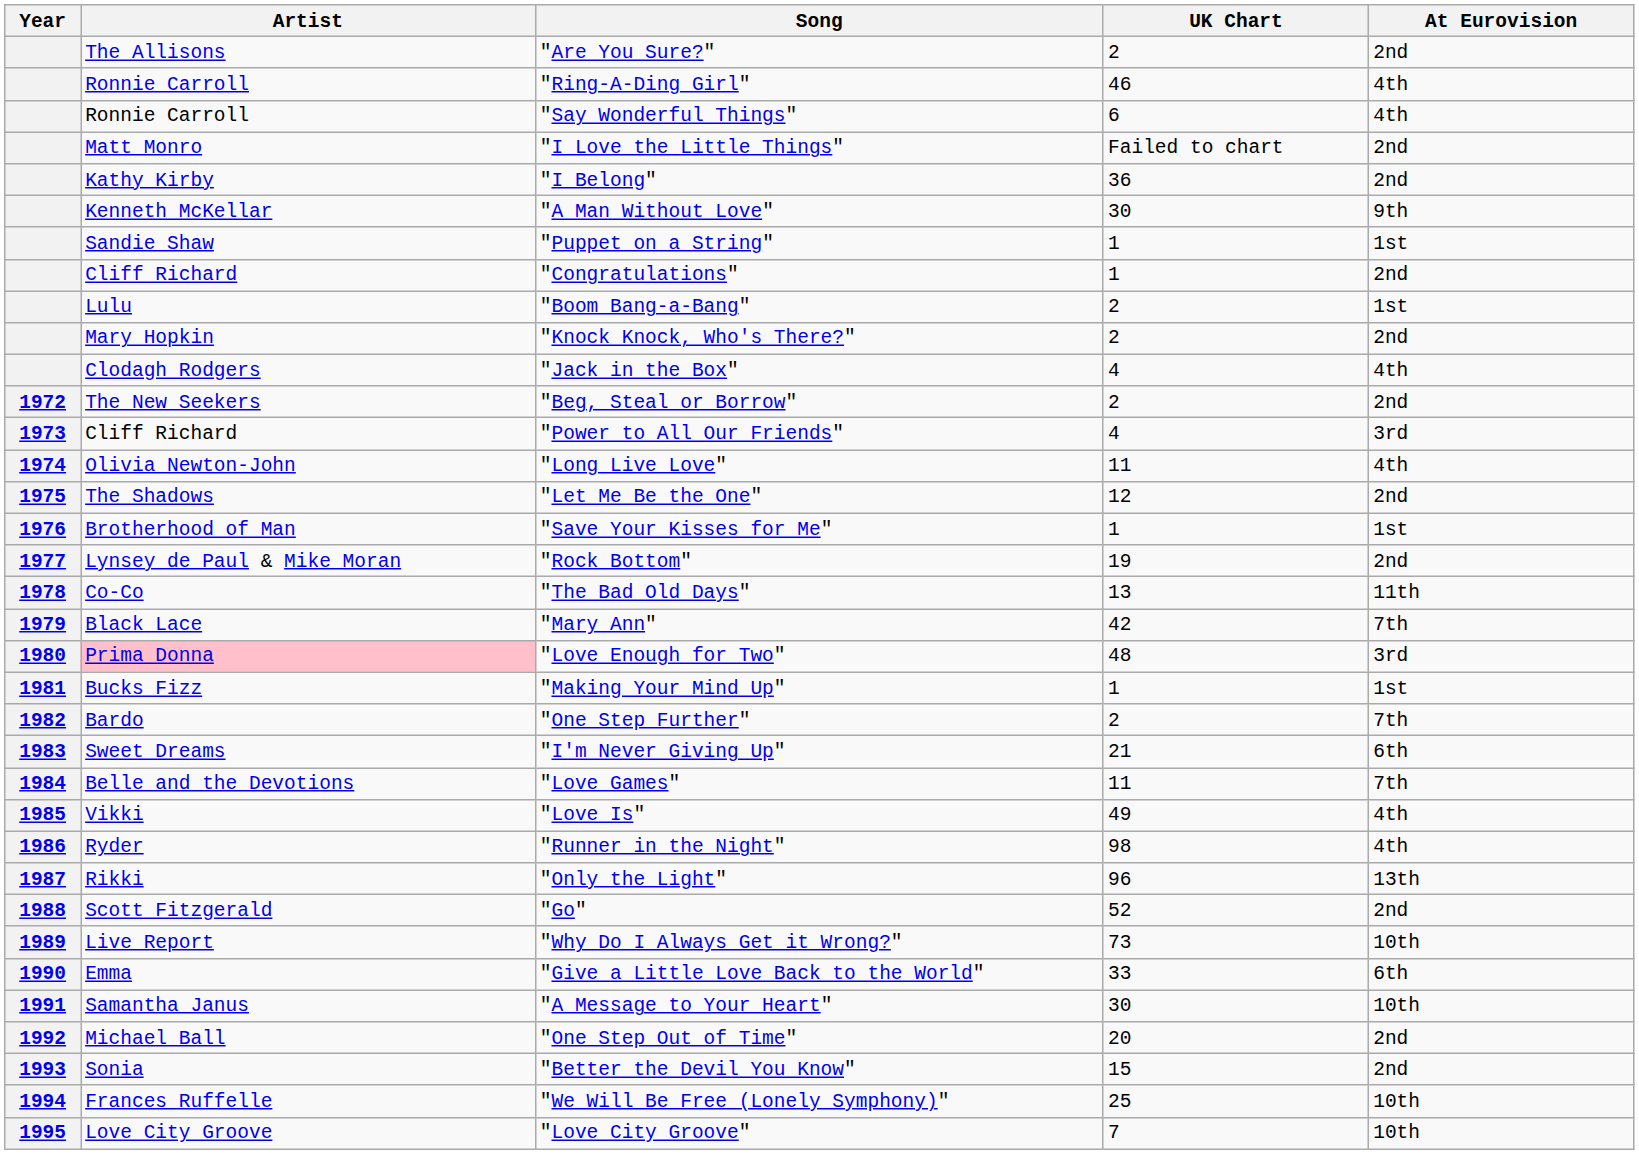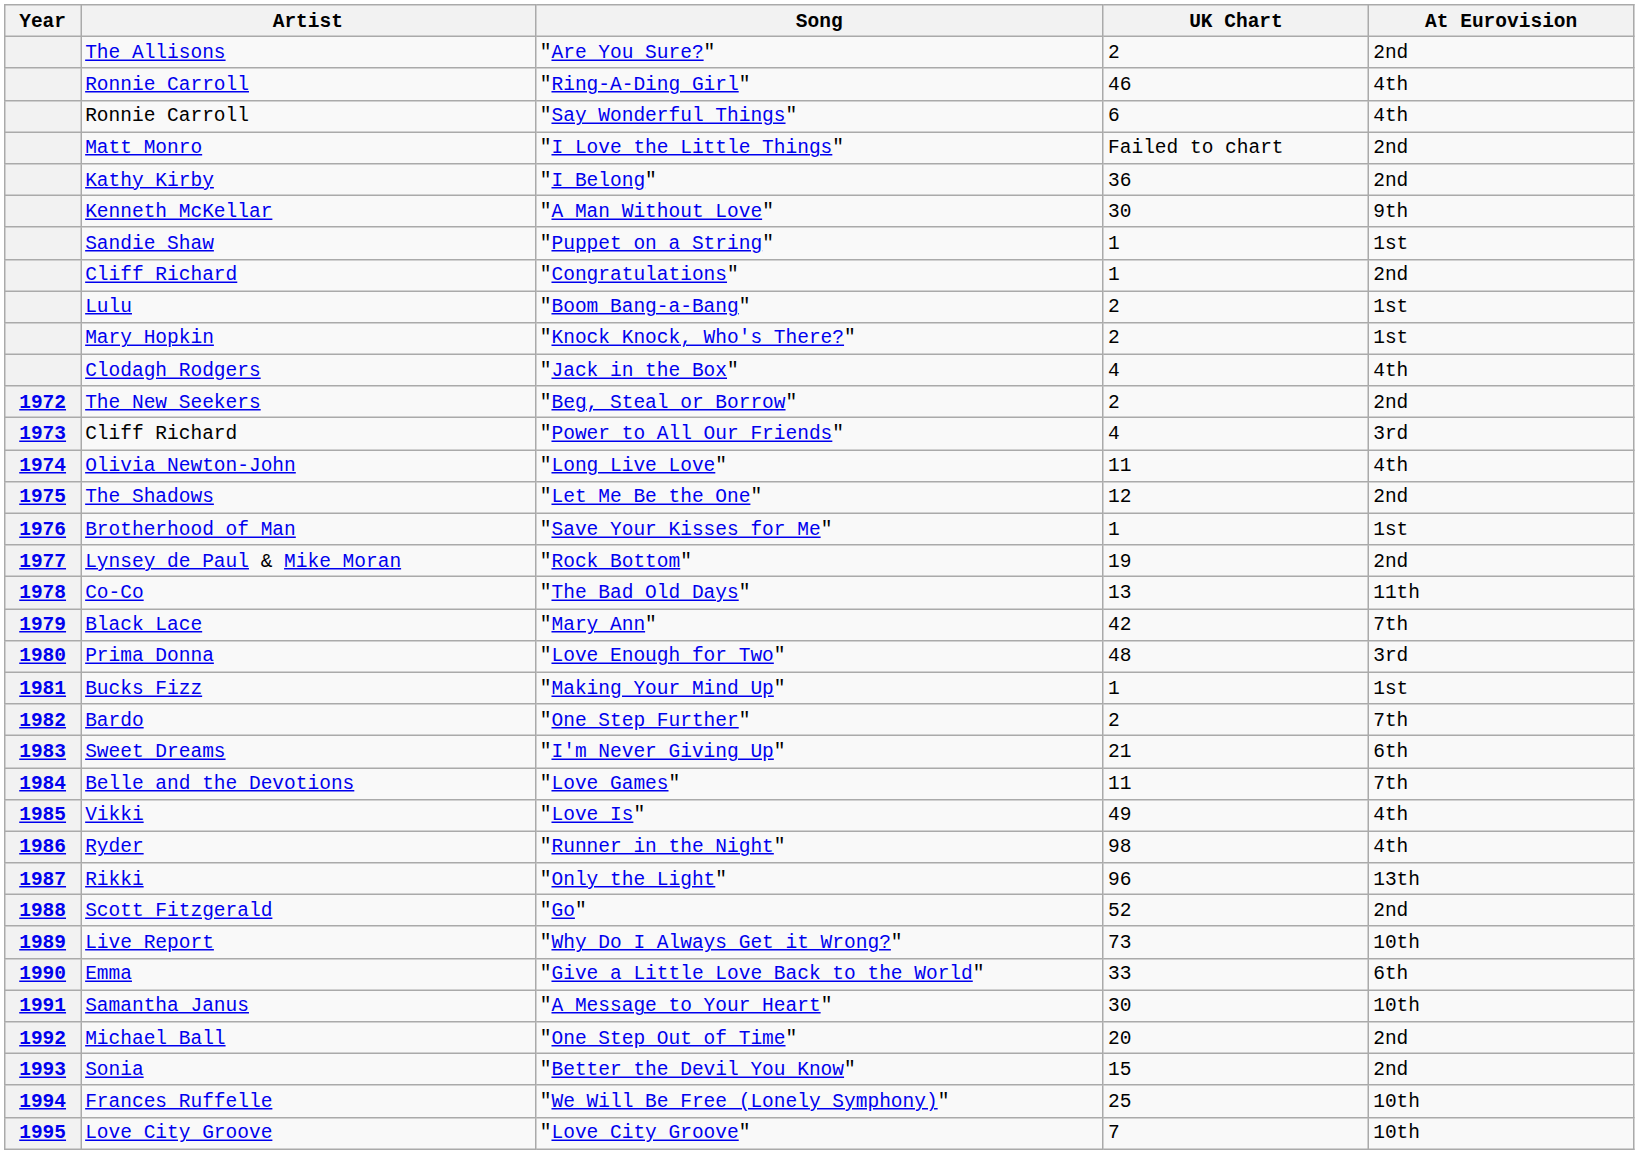(1391, 338) 2nd -> (1391, 338) 1st
(150, 656) pink background -> (150, 656) no background
